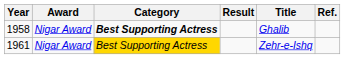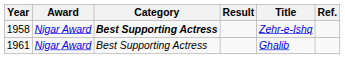(274, 29) Ghalib -> (286, 29) Zehr-e-Ishq
(152, 45) gold background -> (152, 45) no background
(286, 45) Zehr-e-Ishq -> (274, 45) Ghalib
